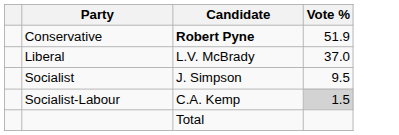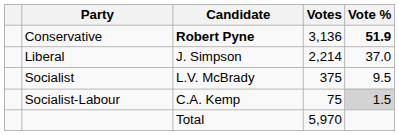+ column: (324, 15)
(337, 36) normal -> (378, 36) bold
(215, 57) L.V. McBrady -> (209, 57) J. Simpson
(209, 78) J. Simpson -> (215, 78) L.V. McBrady
